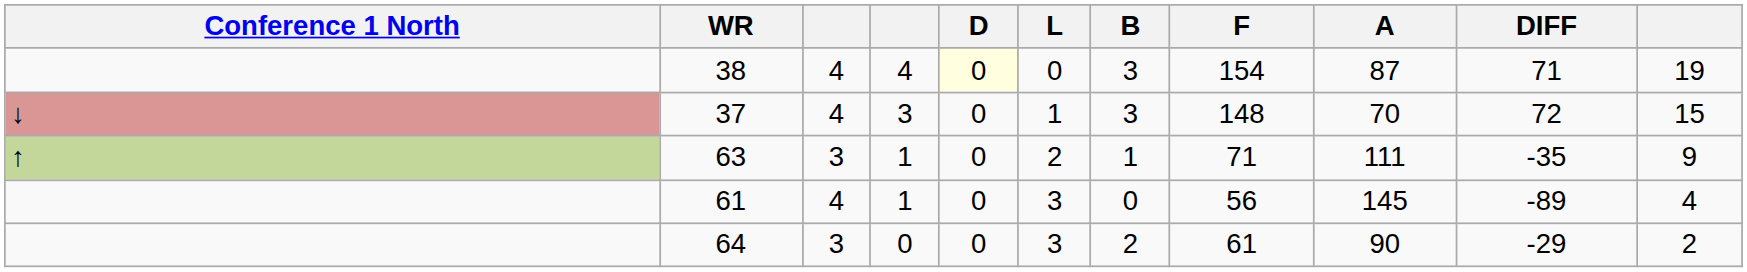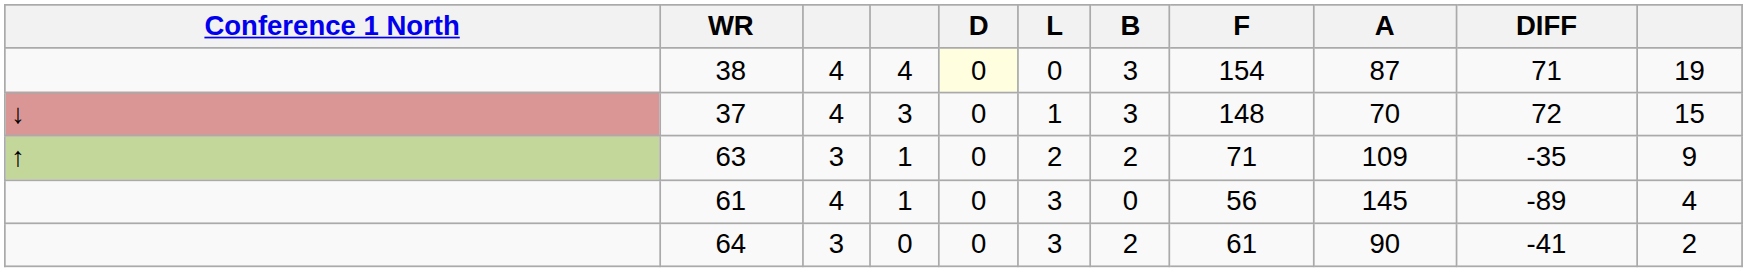(1130, 157) 1 -> (1130, 157) 2
(1385, 157) 111 -> (1385, 157) 109
(1546, 244) -29 -> (1546, 244) -41
